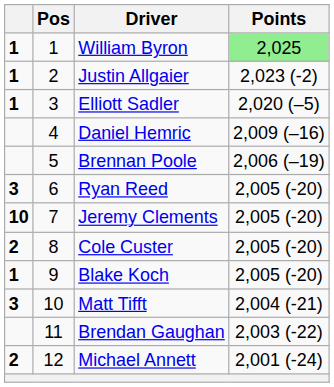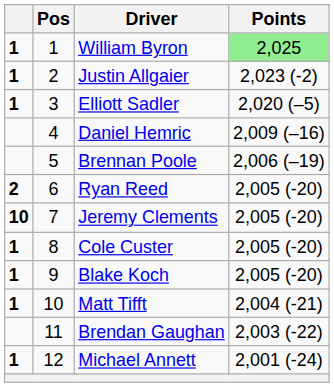(14, 189) 3 -> (14, 189) 2
(14, 246) 2 -> (14, 246) 1
(14, 303) 3 -> (14, 303) 1
(14, 360) 2 -> (14, 360) 1
